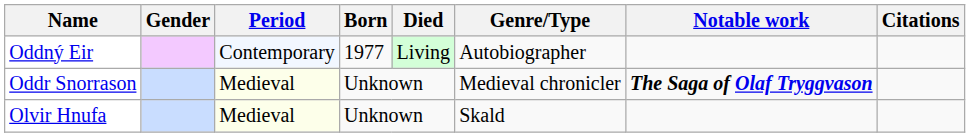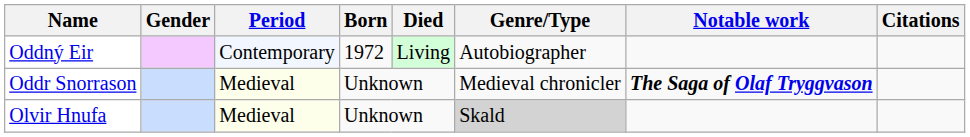(364, 52) 1977 -> (364, 52) 1972
(482, 115) no background -> (482, 115) lightgrey background
